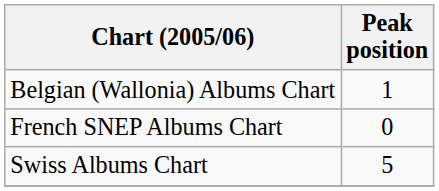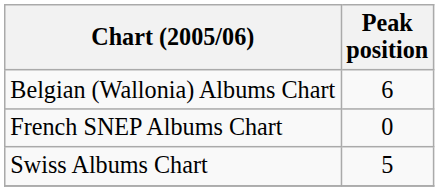(387, 89) 1 -> (387, 89) 6
